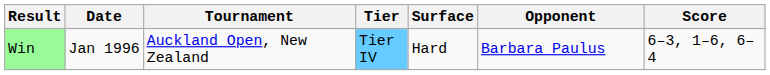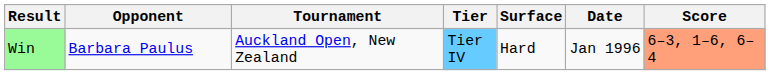columns swapped: (104, 17) <-> (561, 17)
(701, 49) no background -> (701, 49) lightsalmon background
